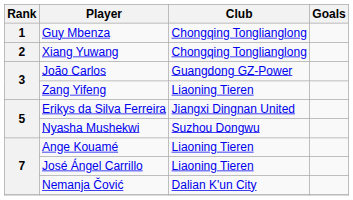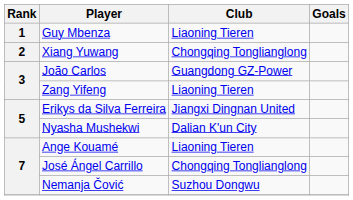(239, 33) Chongqing Tonglianglong -> (213, 33) Liaoning Tieren
(216, 128) Suzhou Dongwu -> (214, 128) Dalian K'un City
(213, 166) Liaoning Tieren -> (239, 166) Chongqing Tonglianglong
(214, 185) Dalian K'un City -> (216, 185) Suzhou Dongwu
